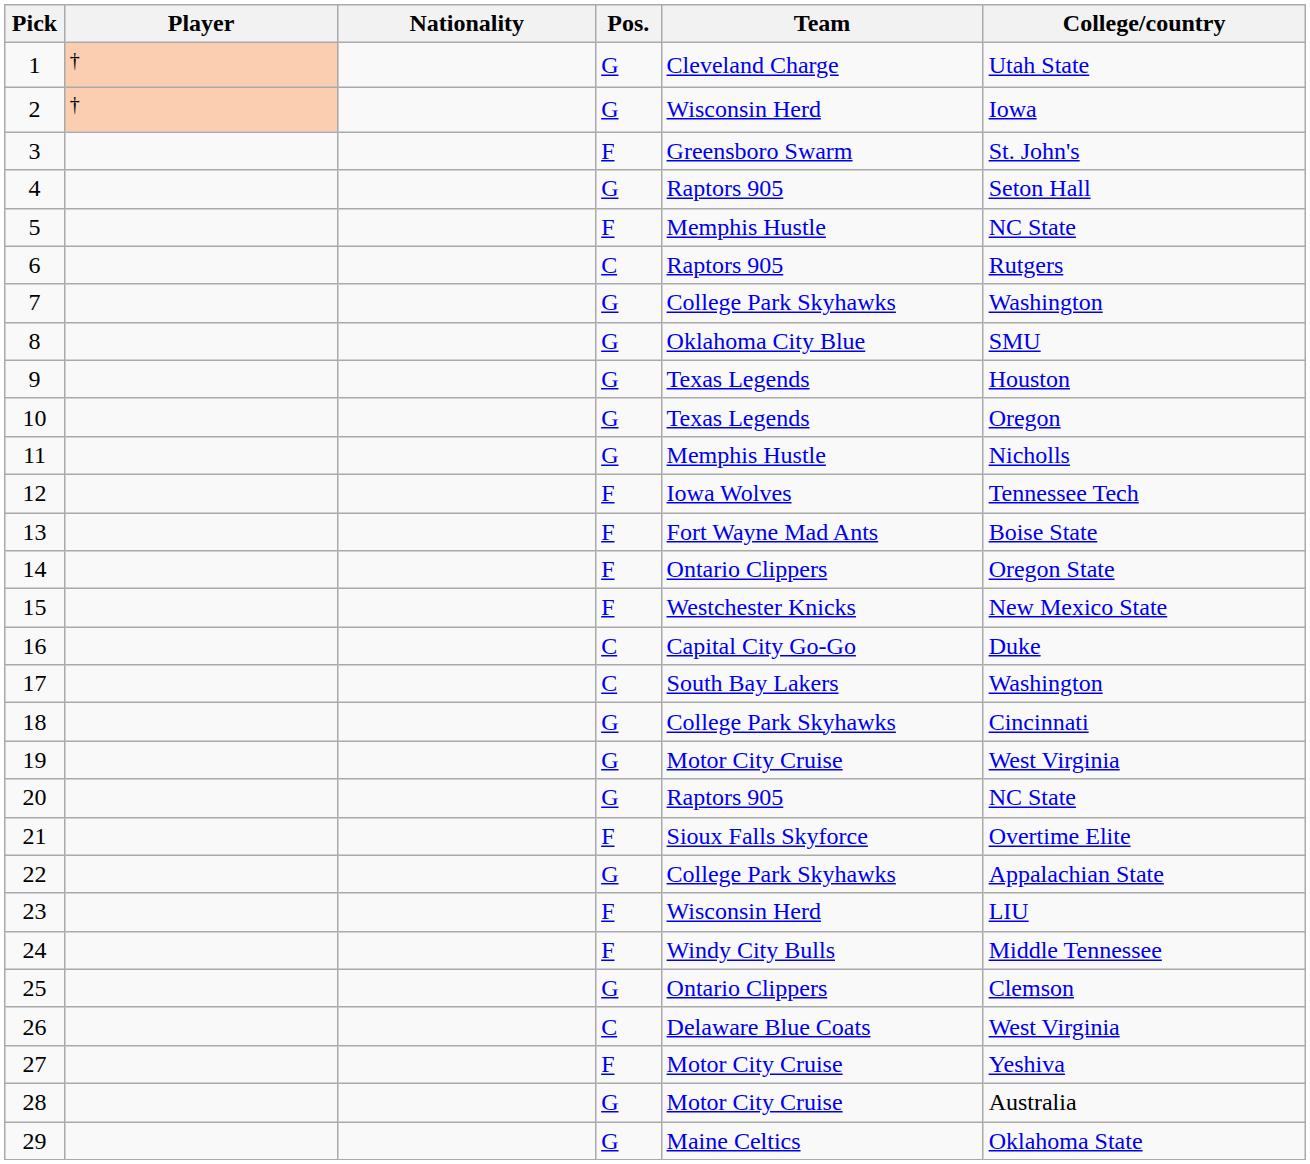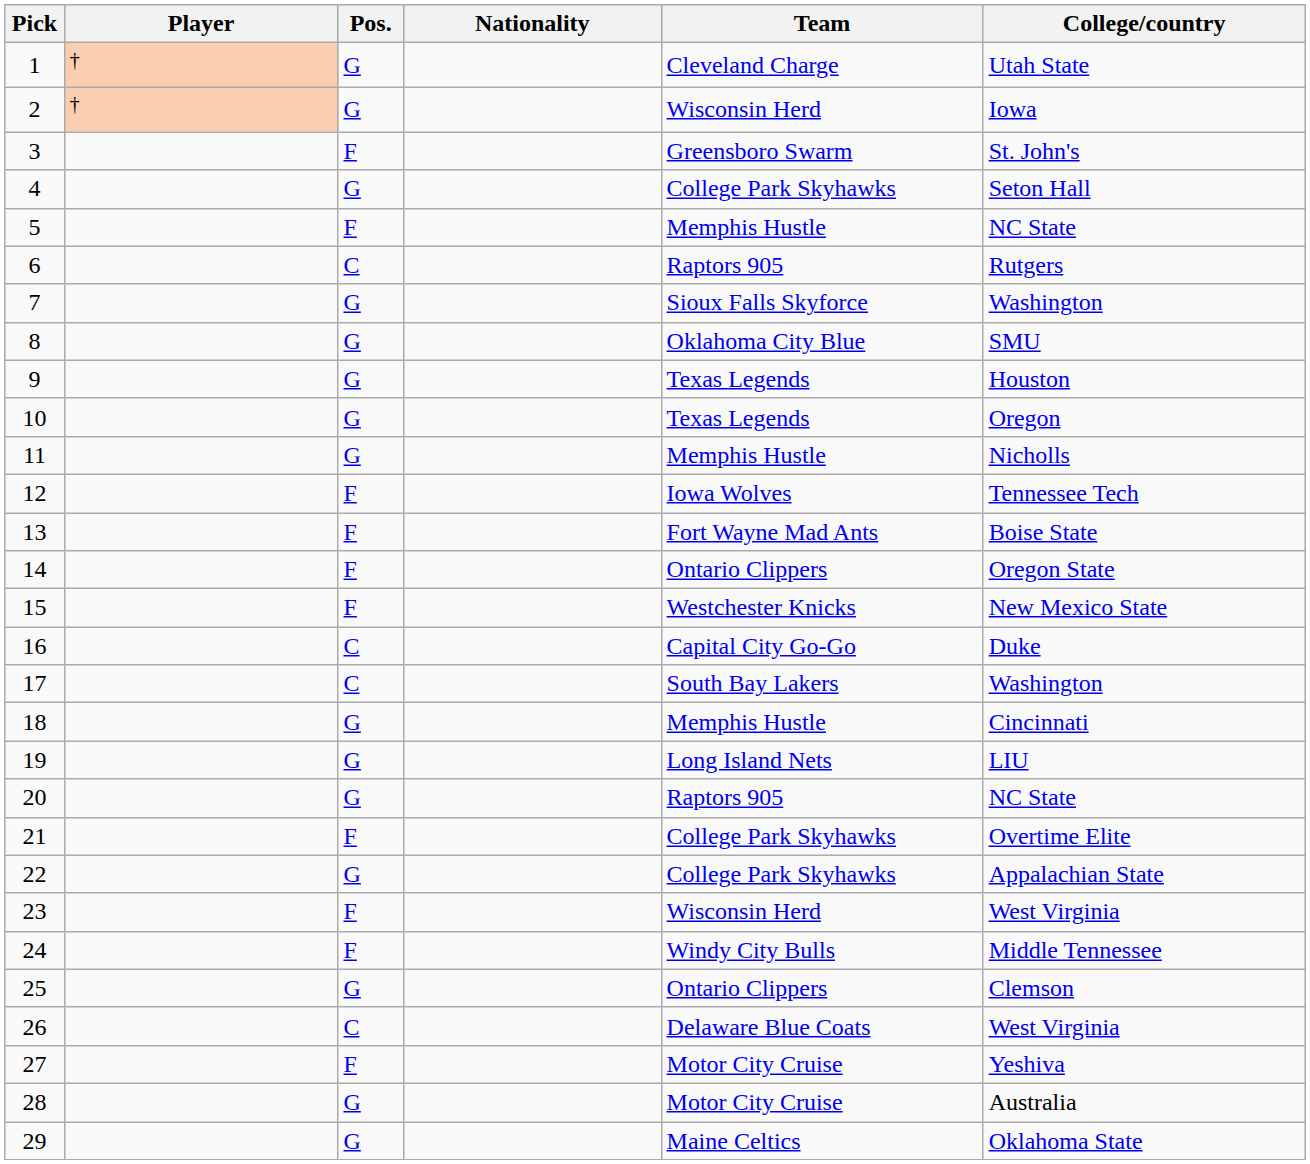columns swapped: (628, 23) <-> (467, 23)
(725, 188) Raptors 905 -> (781, 188) College Park Skyhawks
(781, 302) College Park Skyhawks -> (767, 302) Sioux Falls Skyforce
(781, 721) College Park Skyhawks -> (746, 721) Memphis Hustle
(755, 759) Motor City Cruise -> (749, 759) Long Island Nets
(1054, 759) West Virginia -> (1009, 759) LIU
(767, 835) Sioux Falls Skyforce -> (781, 835) College Park Skyhawks
(1009, 911) LIU -> (1054, 911) West Virginia
